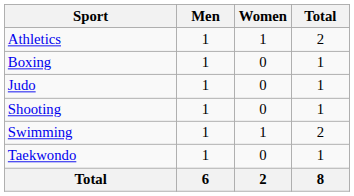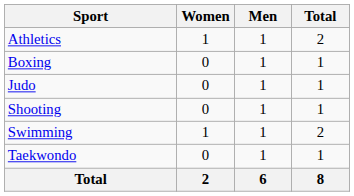columns swapped: (206, 16) <-> (263, 16)
